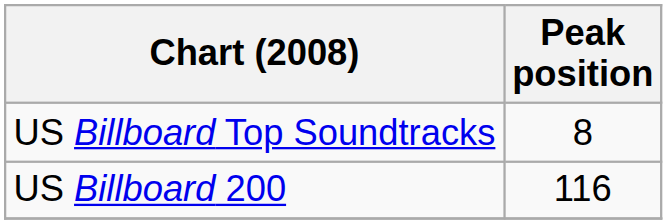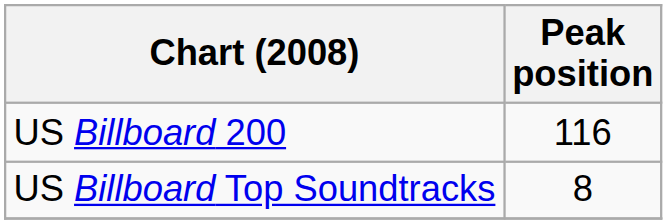rows swapped: (150, 189) <-> (254, 131)
